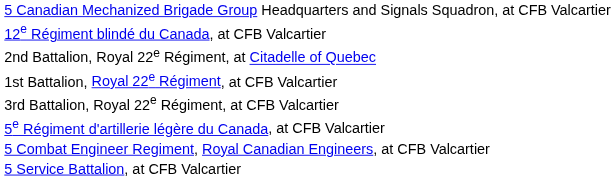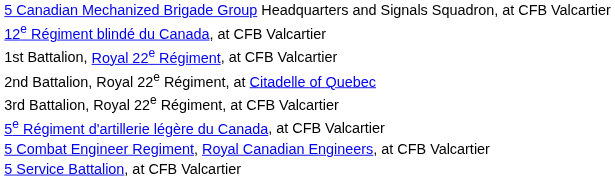rows swapped: (171, 79) <-> (190, 56)
